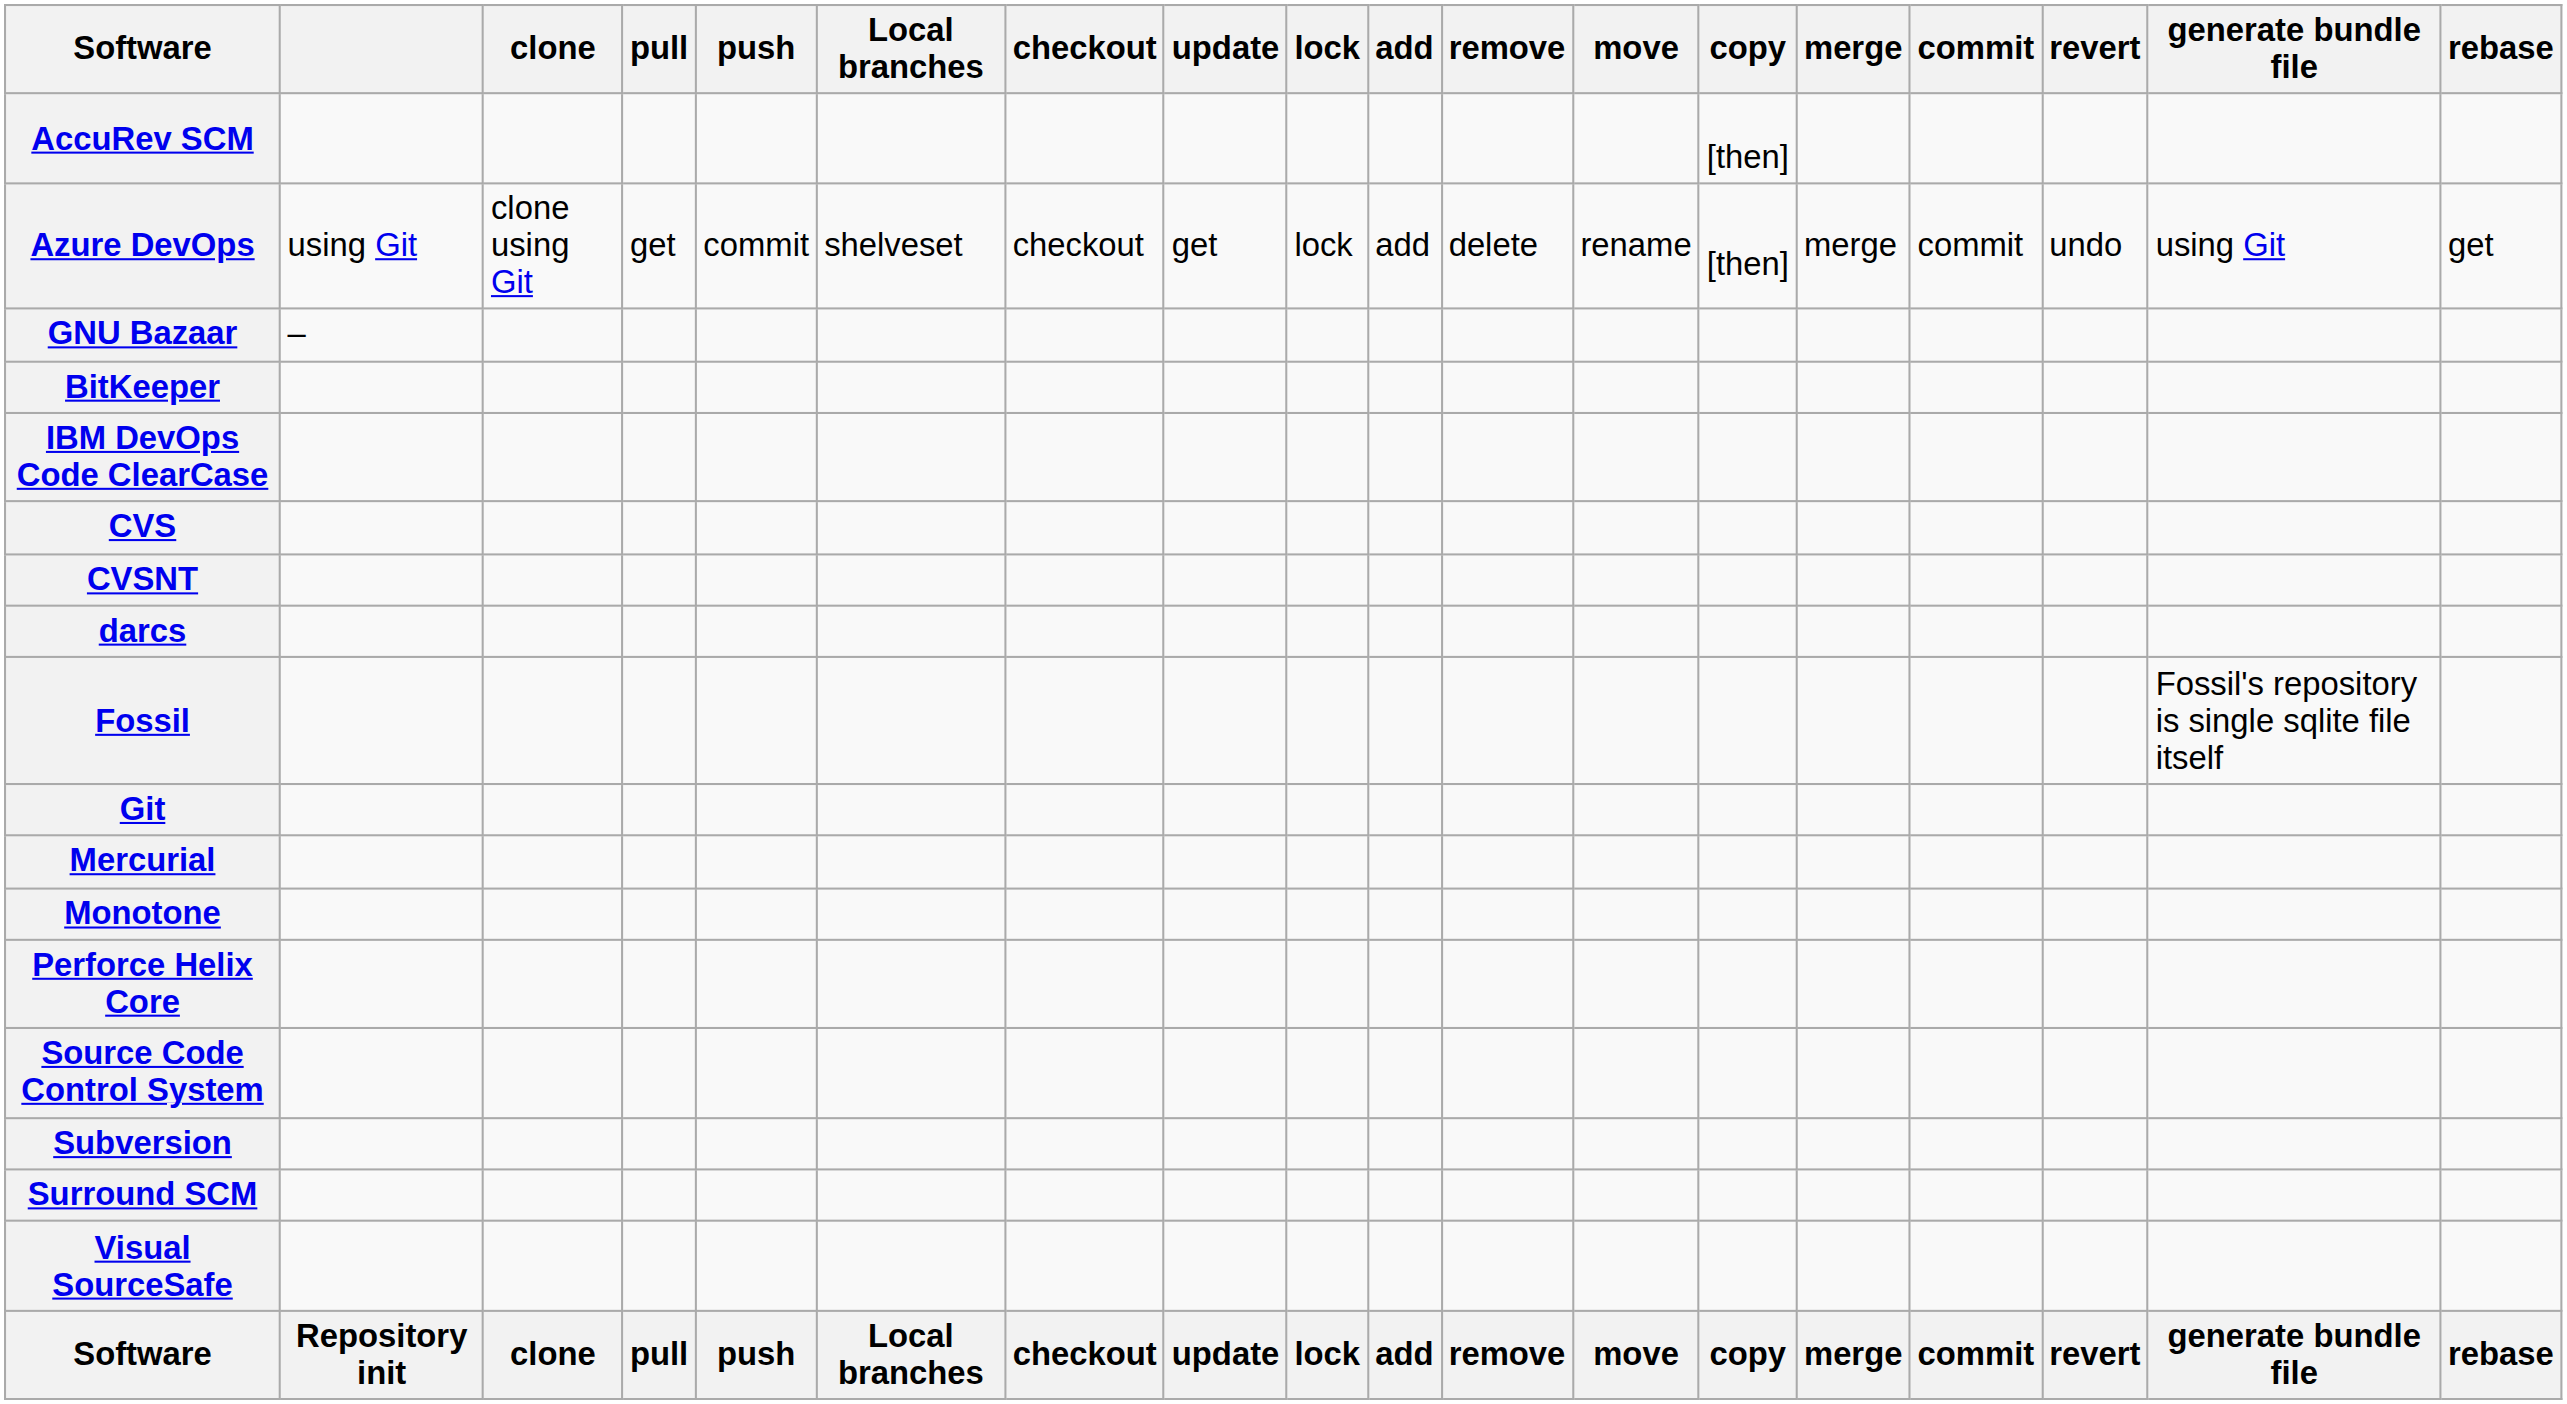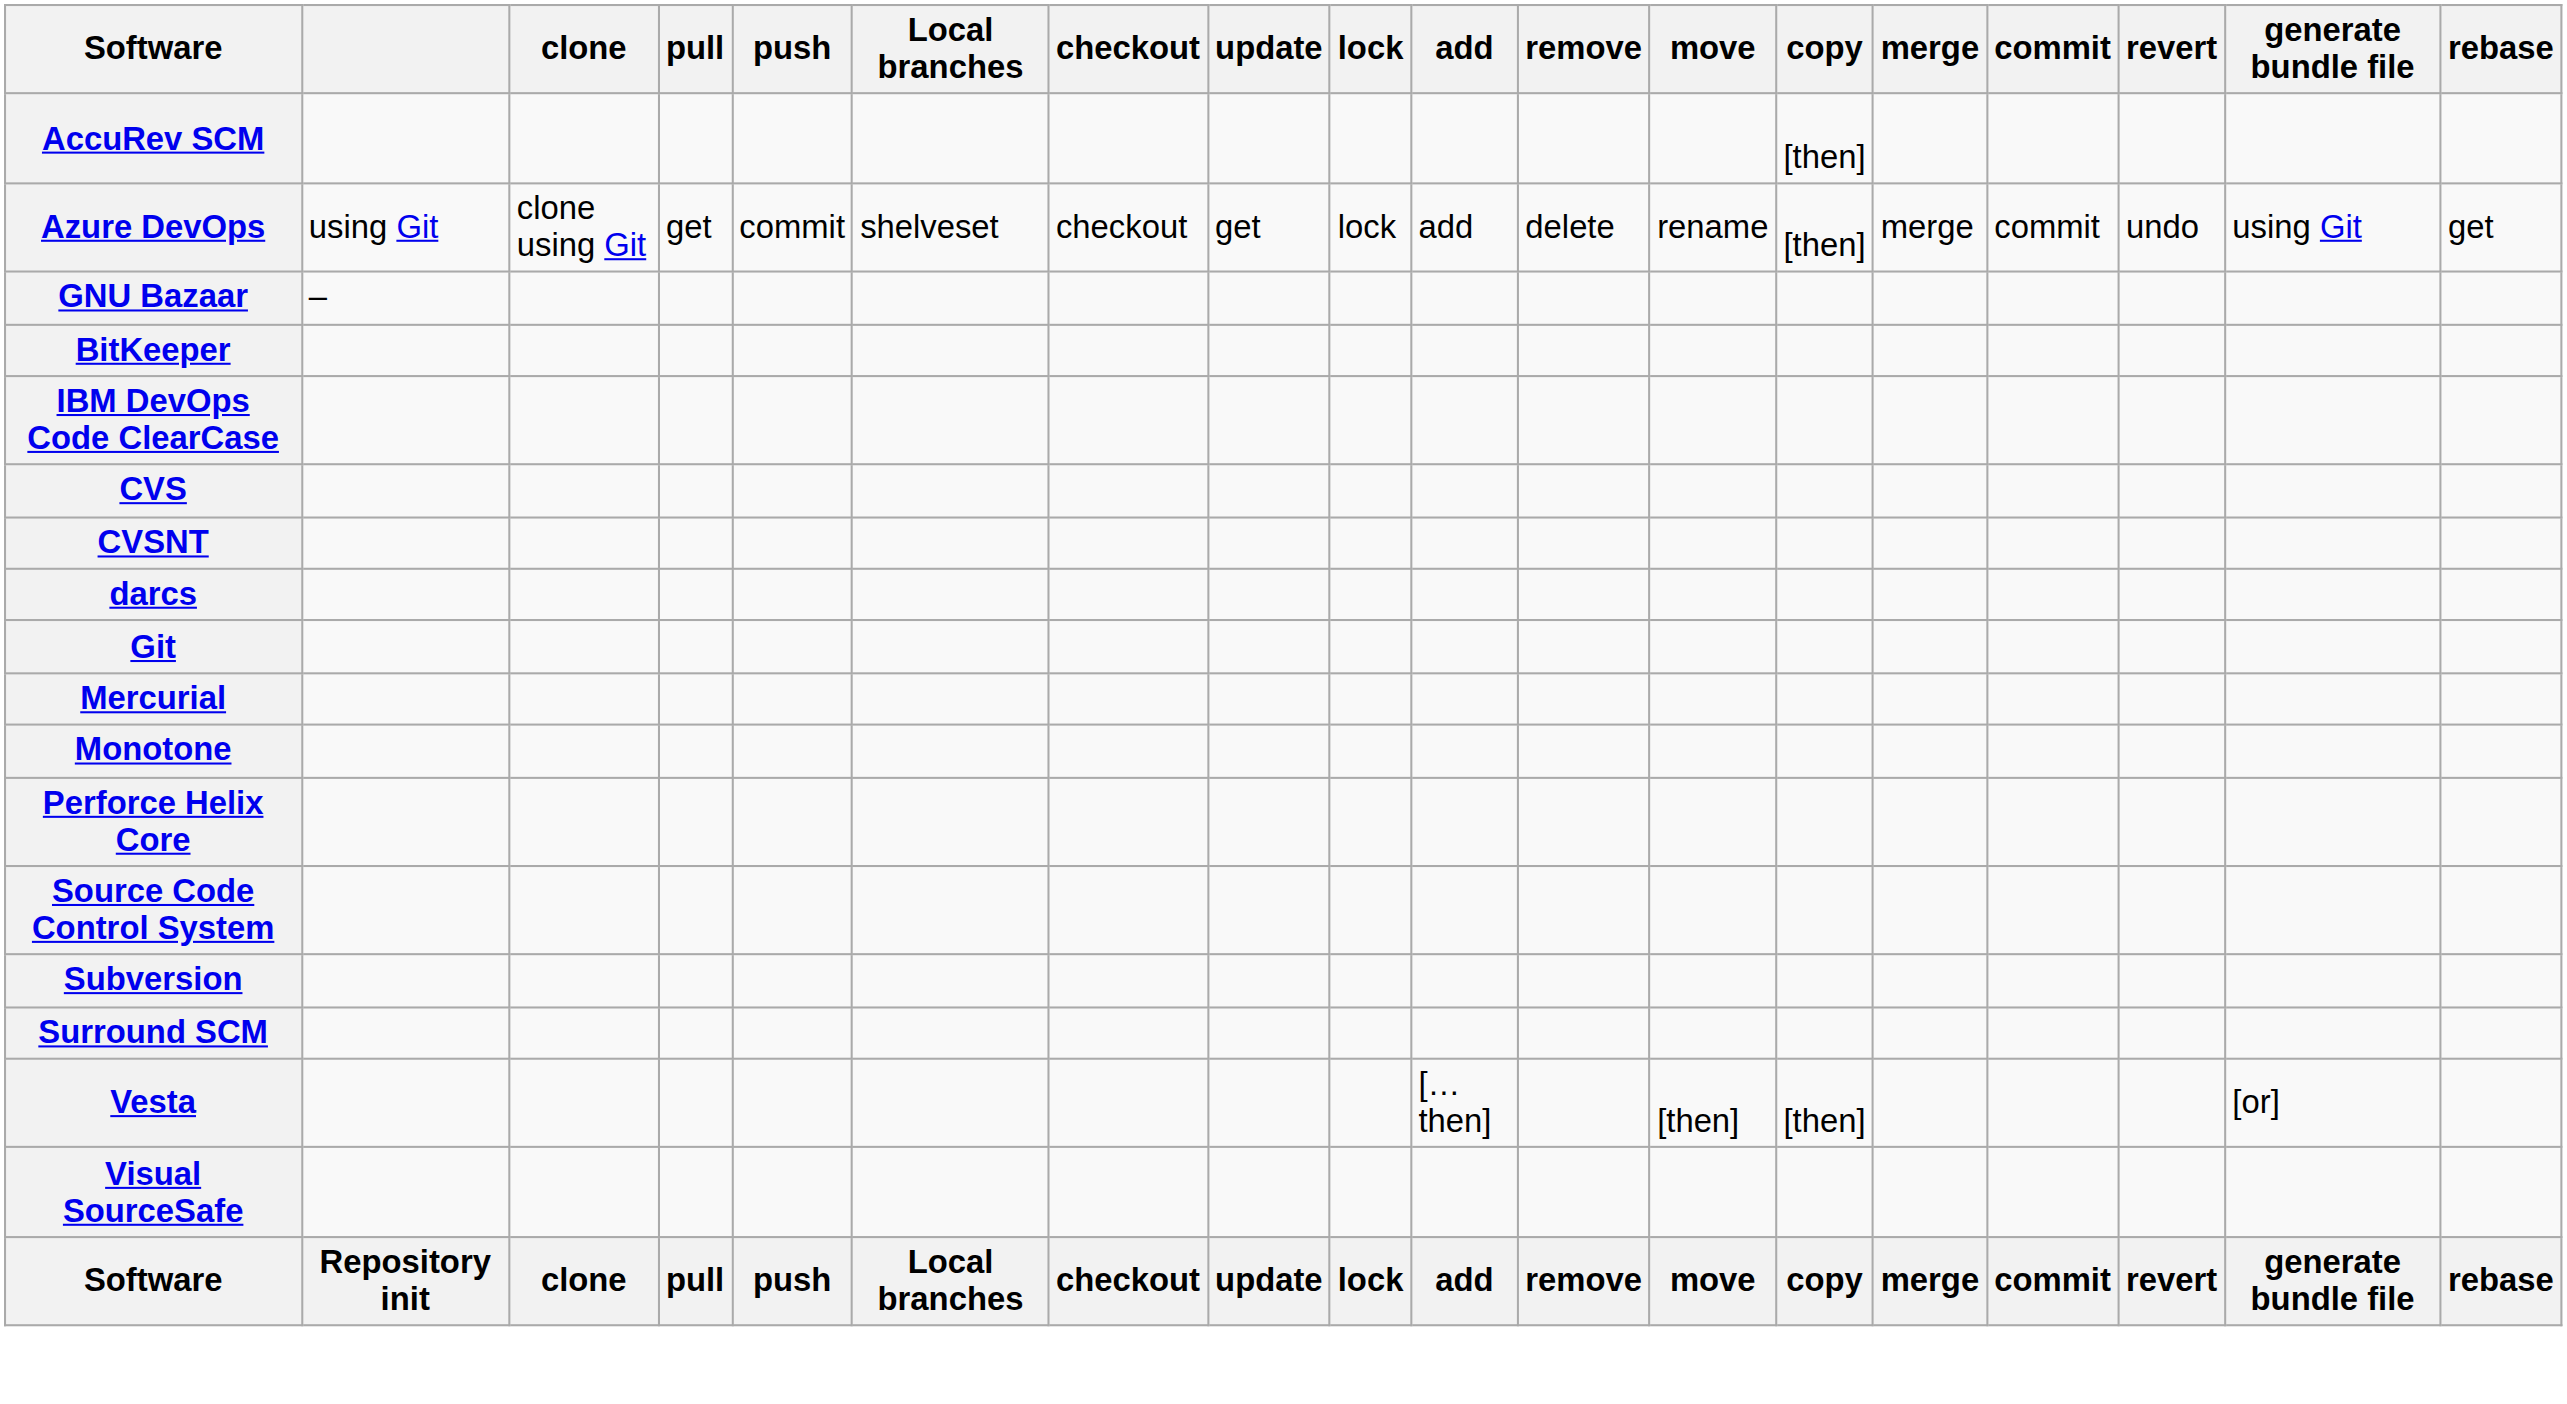- row: (143, 720)
+ row: (153, 1102)
